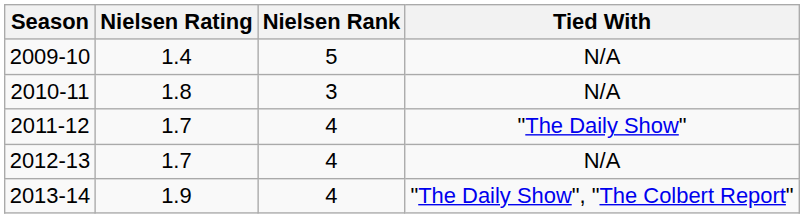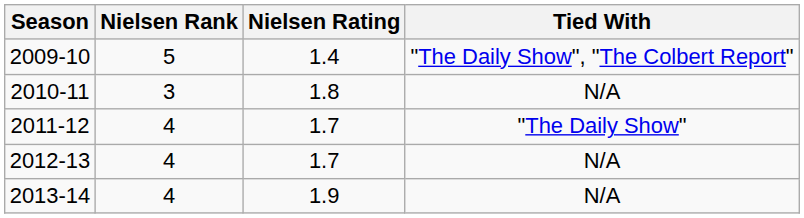columns swapped: (331, 21) <-> (176, 21)
(602, 56) N/A -> (602, 56) "The Daily Show", "The Colbert Report"
(602, 195) "The Daily Show", "The Colbert Report" -> (602, 195) N/A
